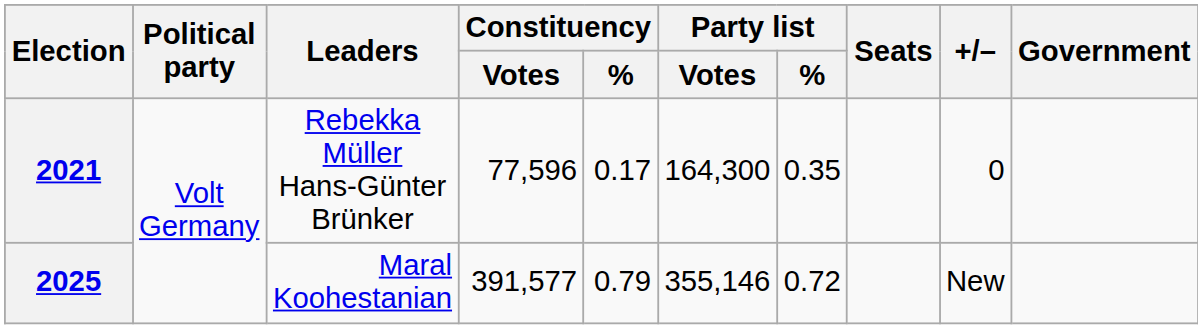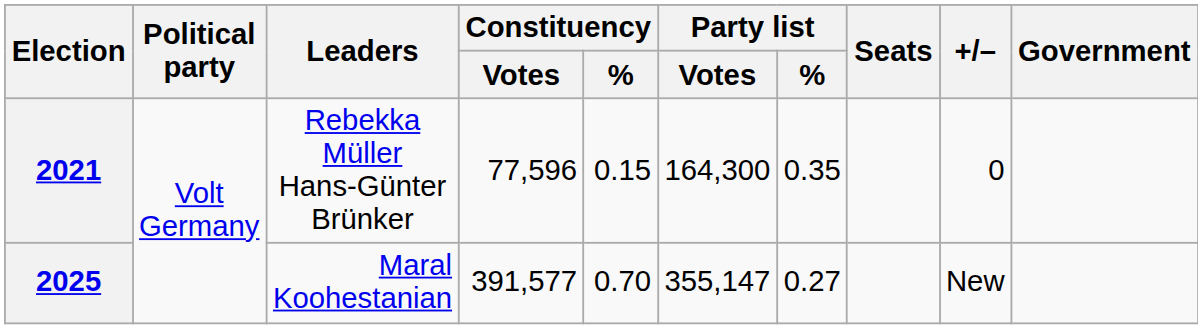(622, 170) 0.17 -> (622, 170) 0.15
(622, 282) 0.79 -> (622, 282) 0.70
(717, 282) 355,146 -> (717, 282) 355,147
(812, 282) 0.72 -> (812, 282) 0.27
